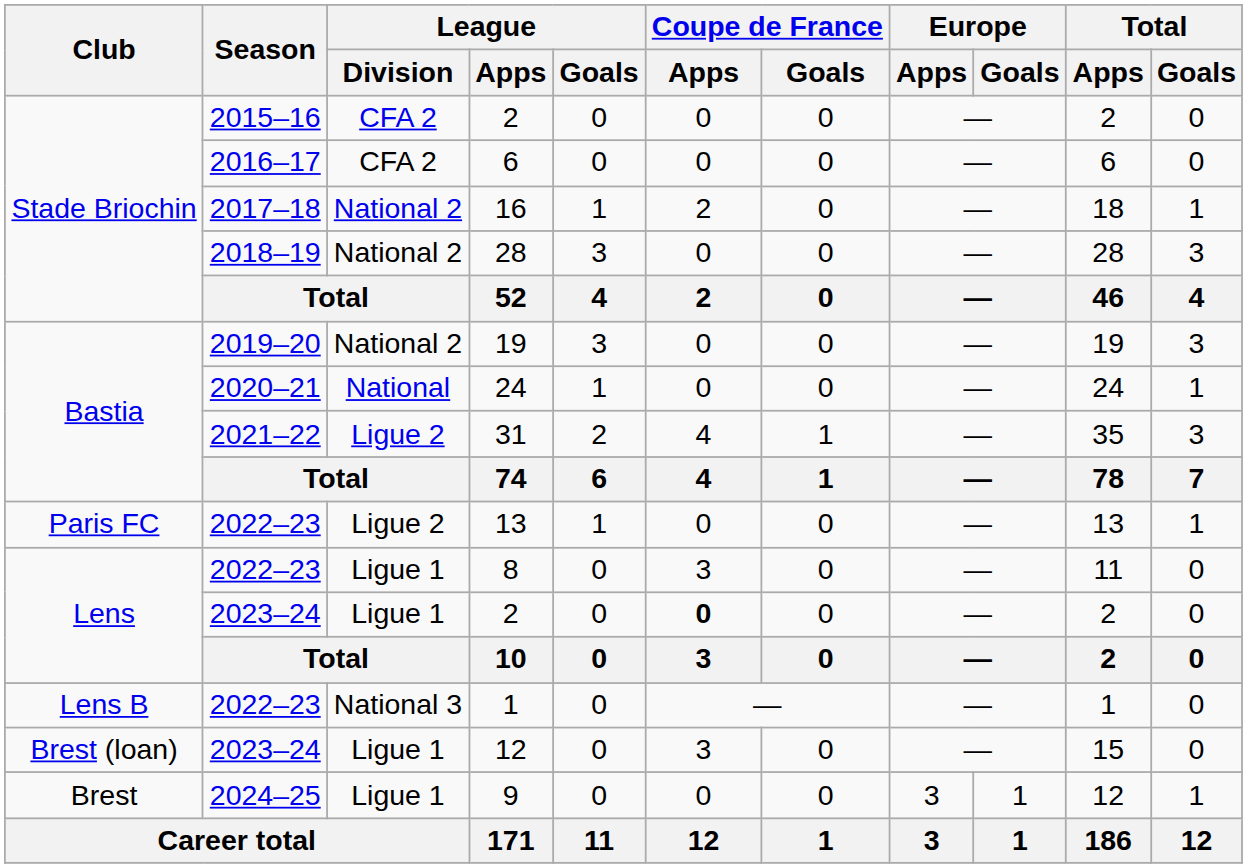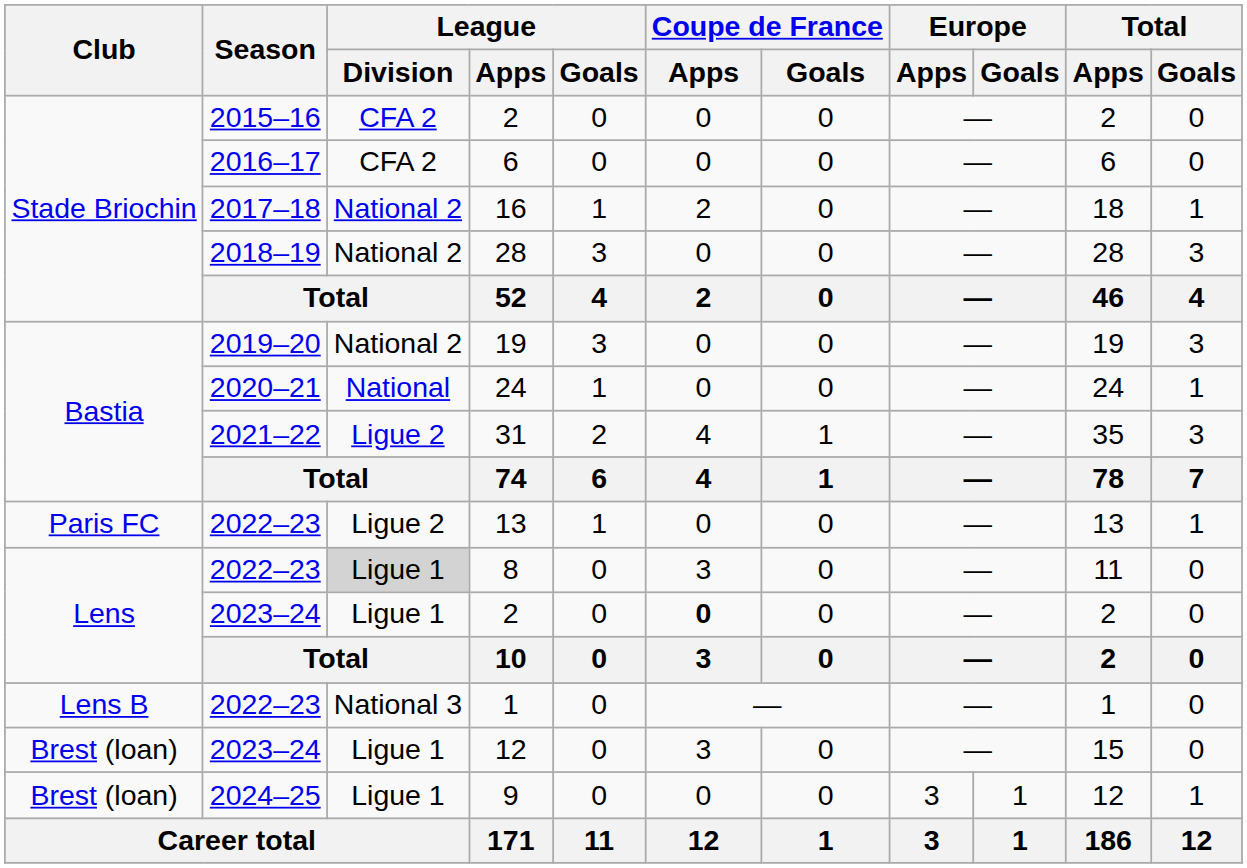(398, 569) no background -> (398, 569) lightgrey background
(104, 794) Brest -> (104, 794) Brest (loan)
